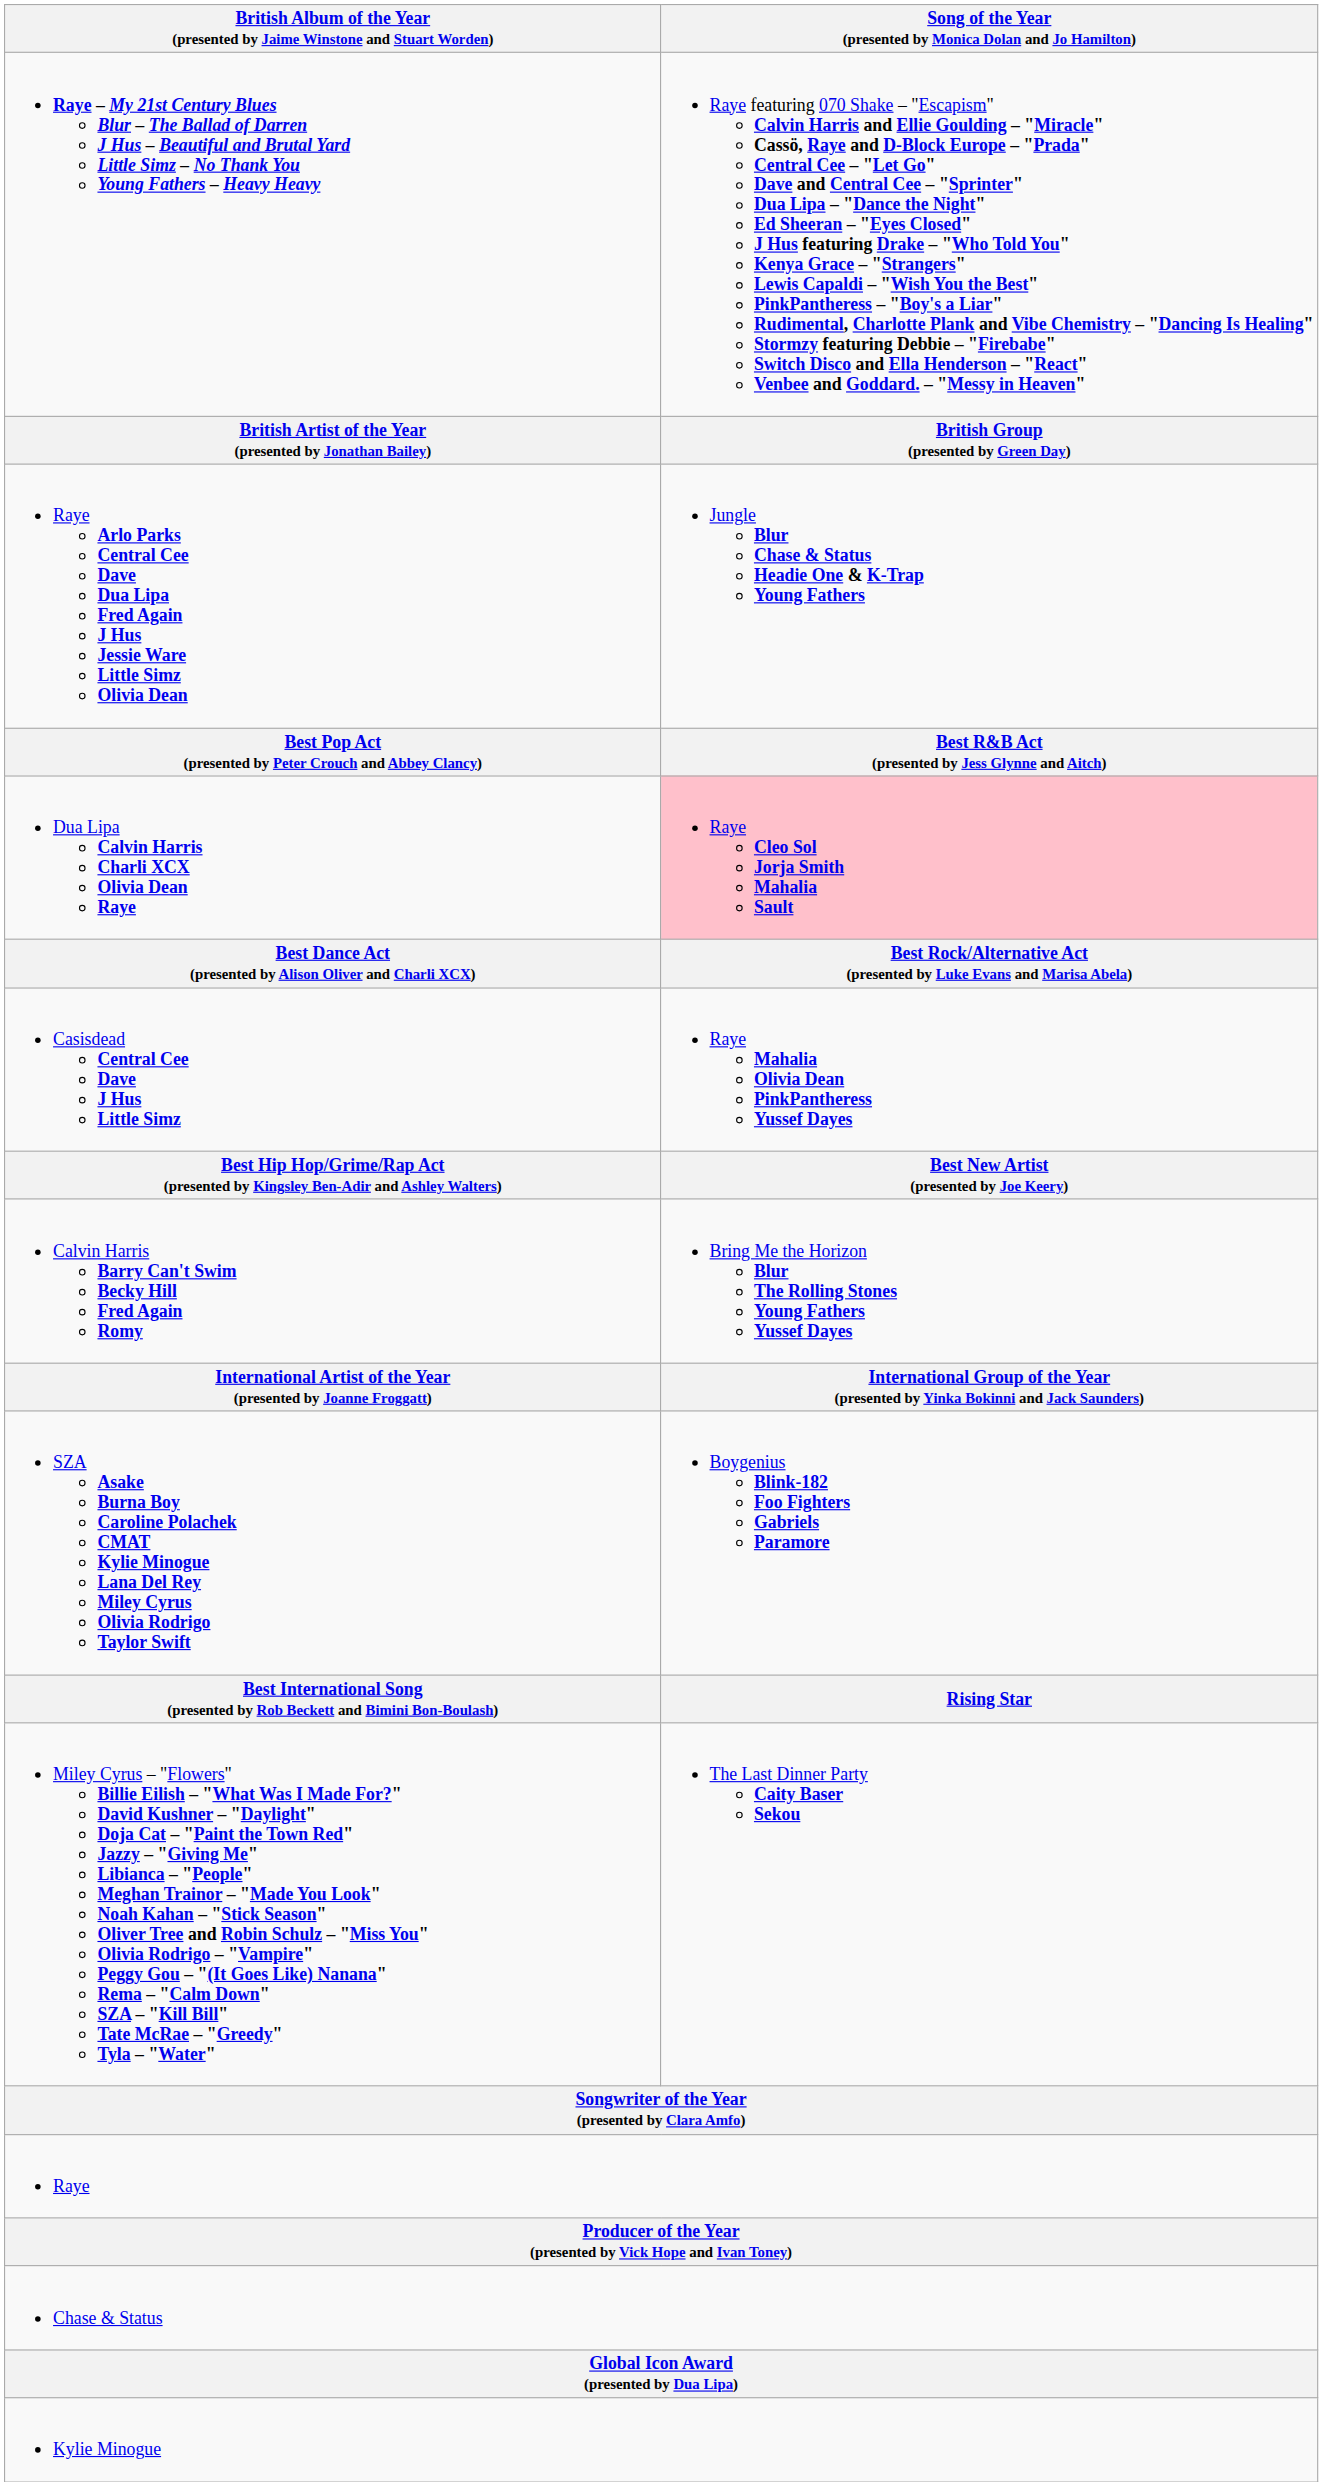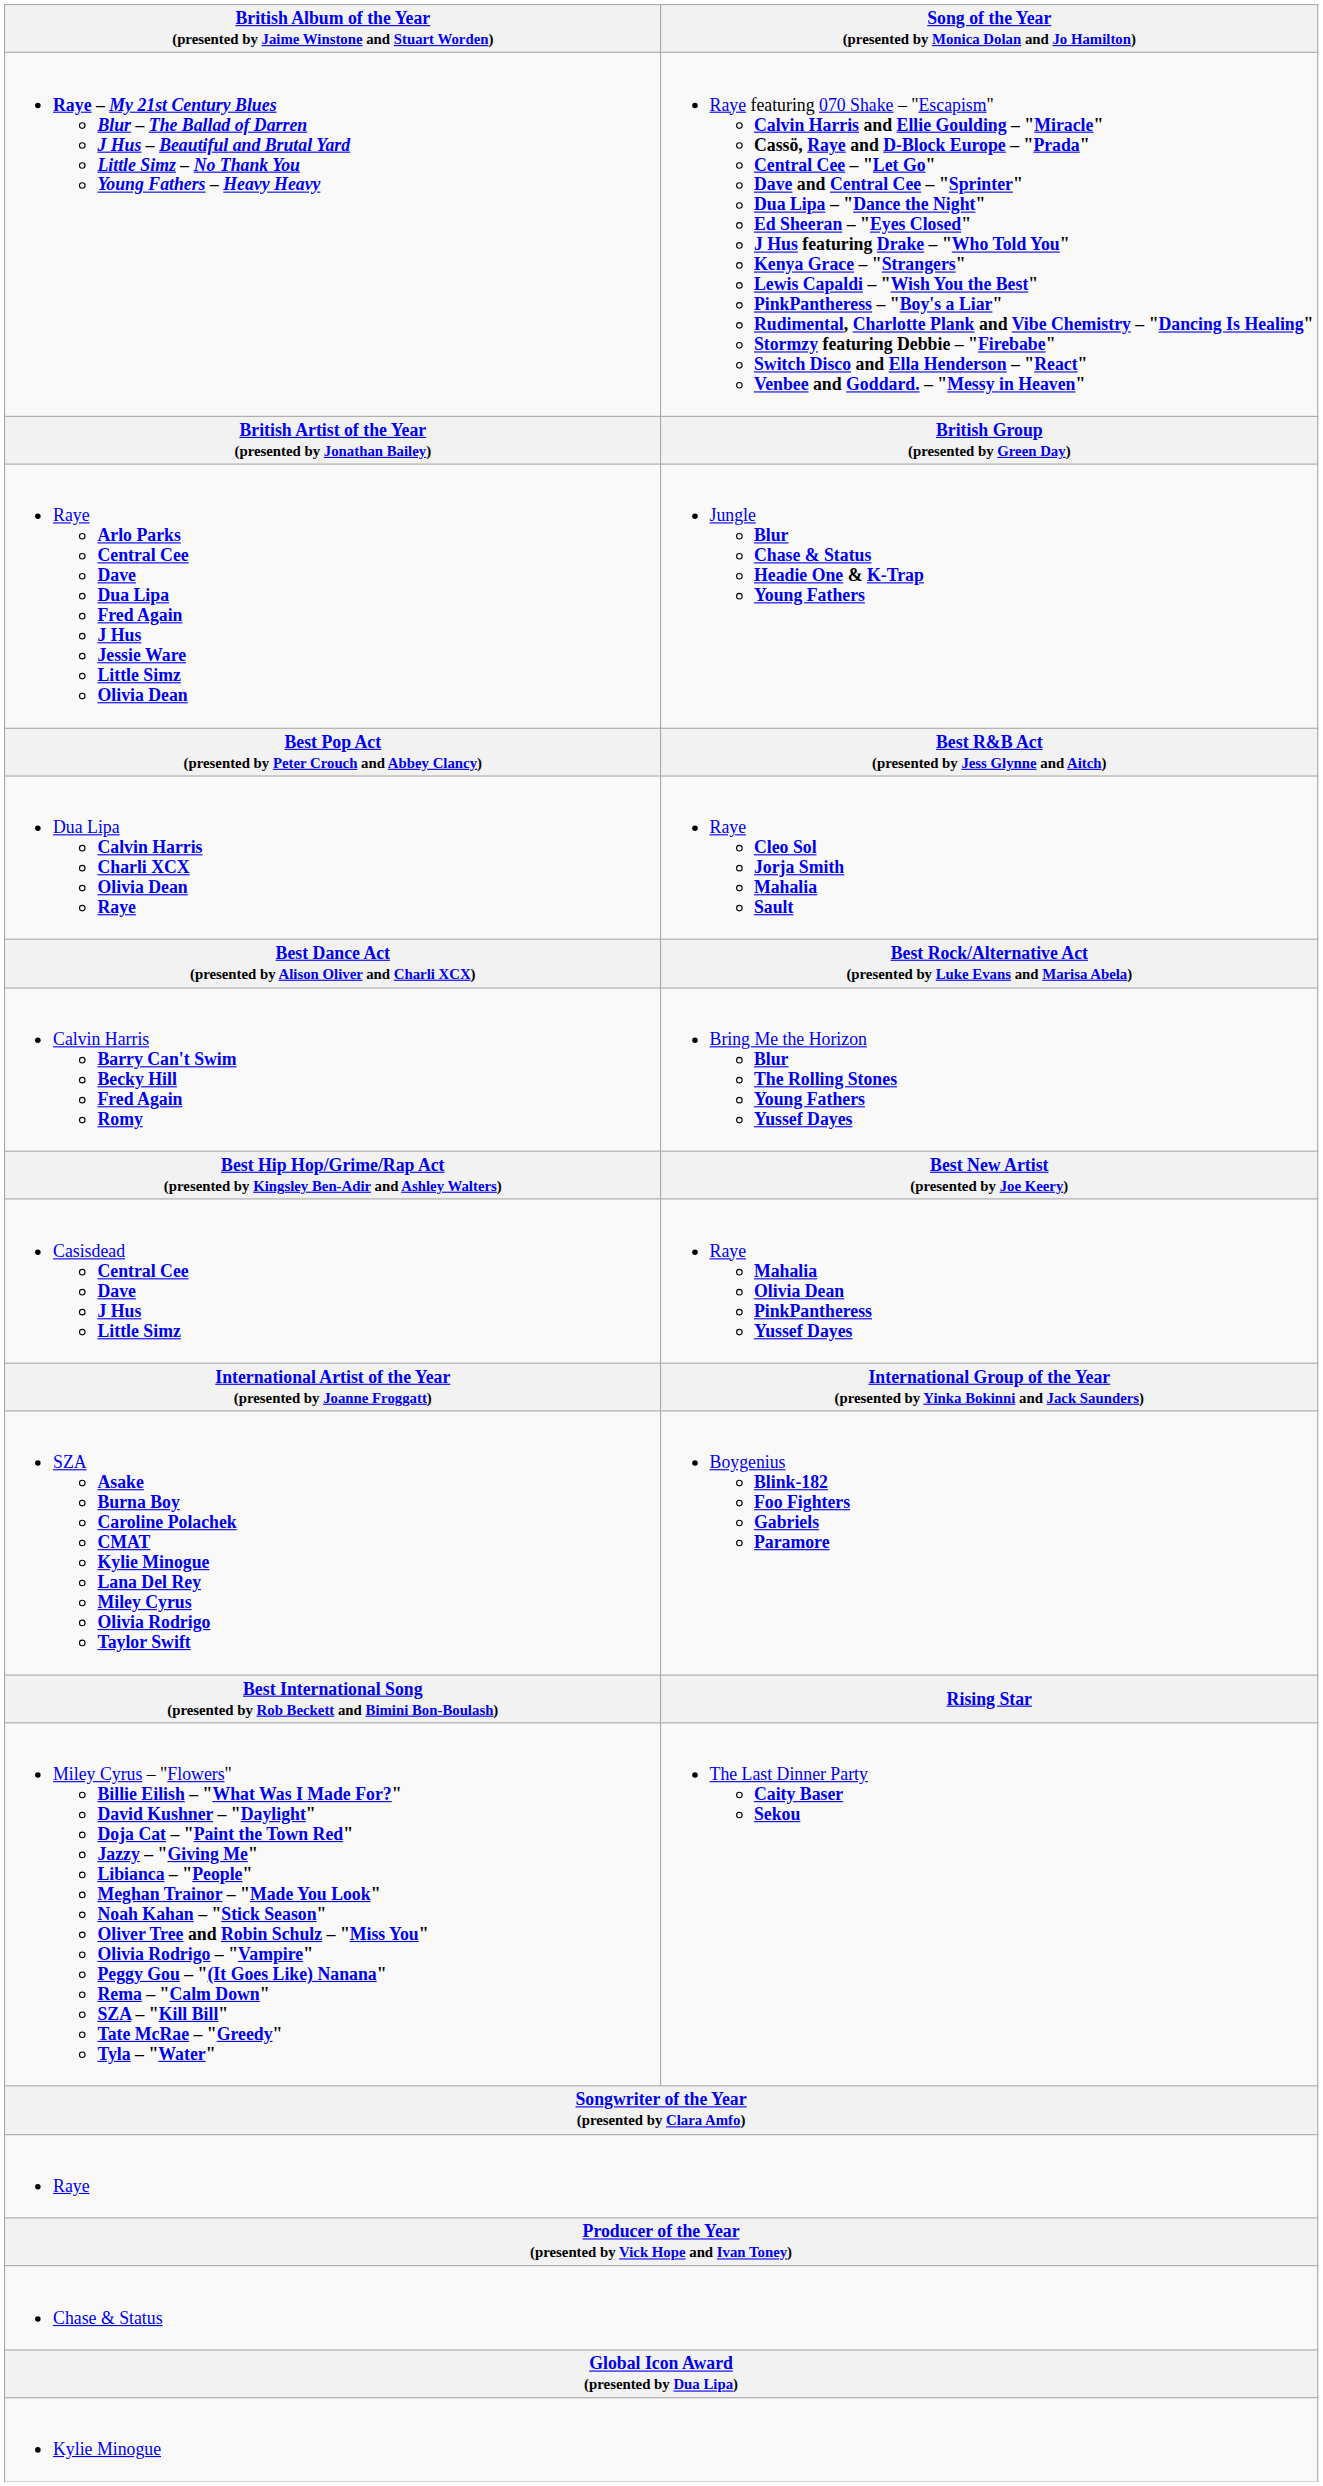(989, 868) pink background -> (989, 868) no background
rows swapped: (333, 1291) <-> (333, 1079)
